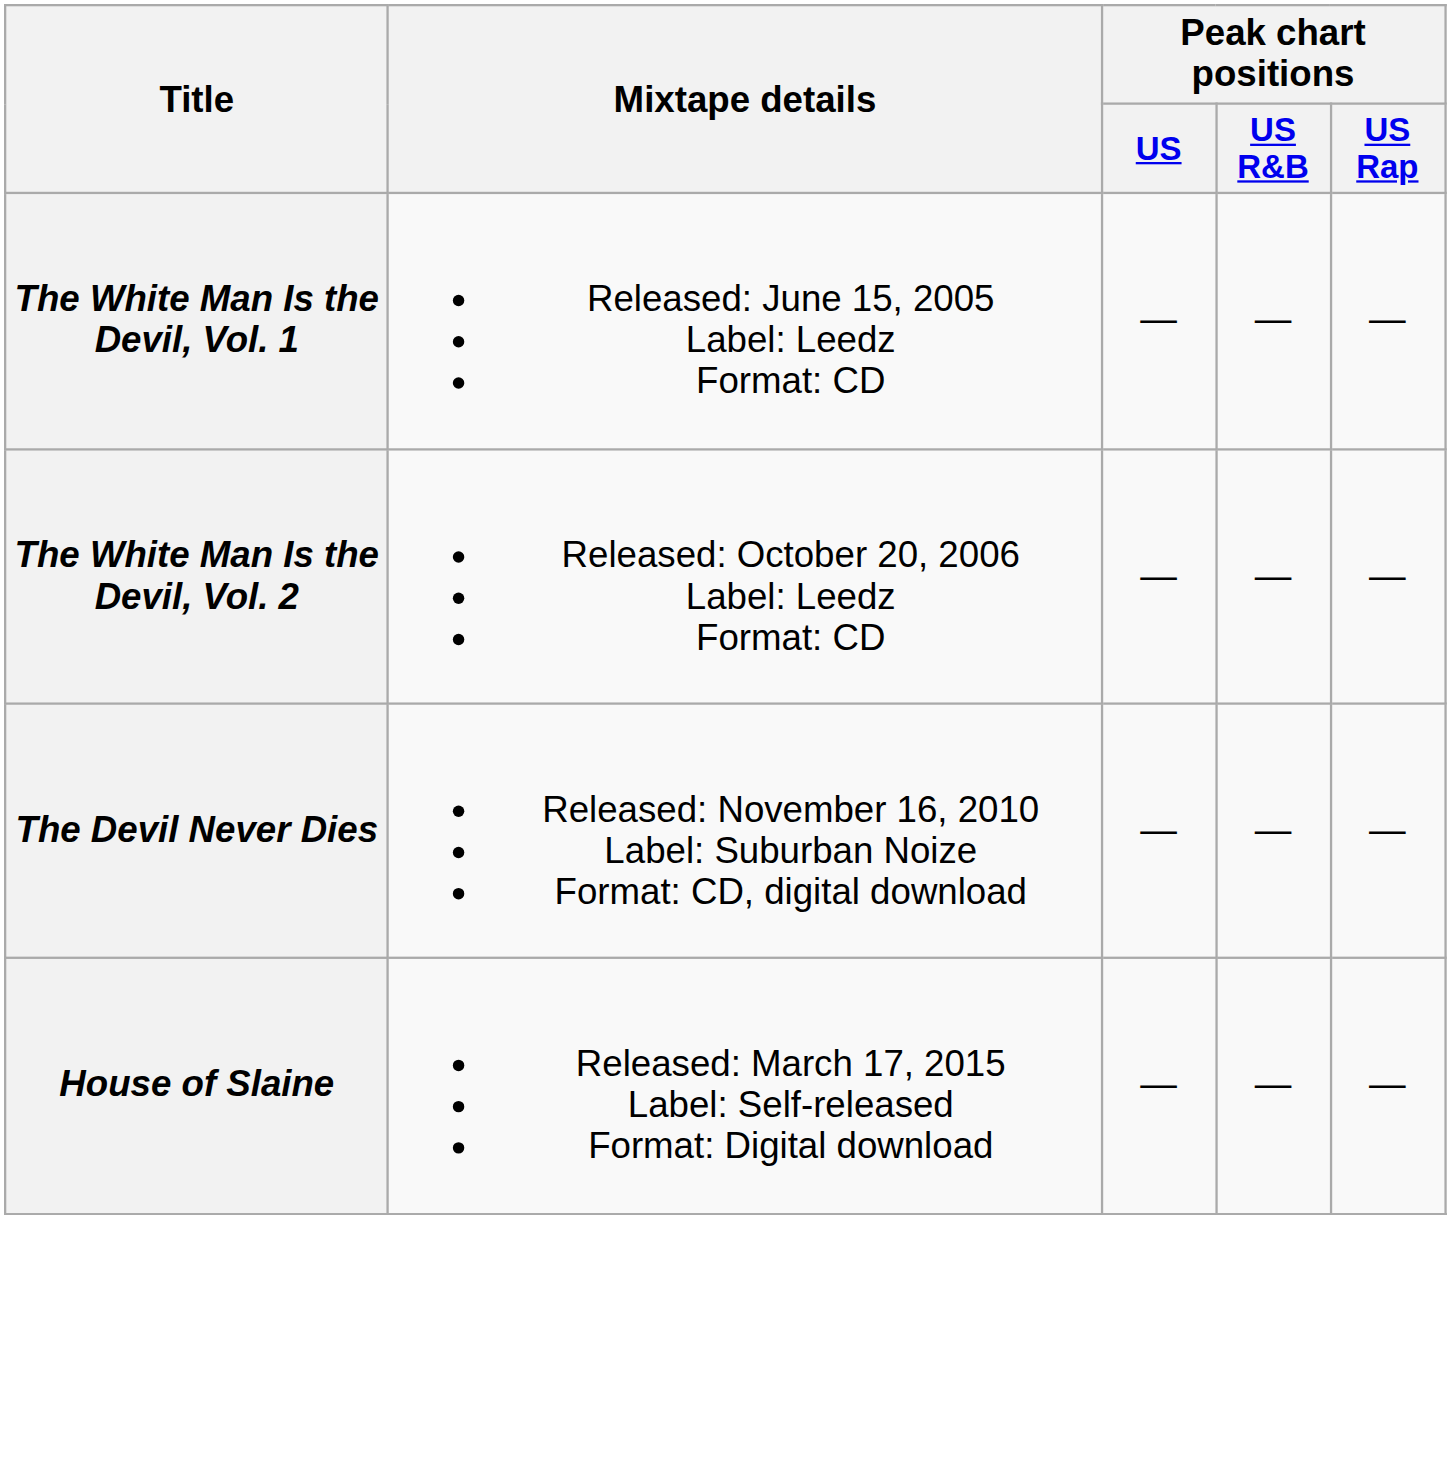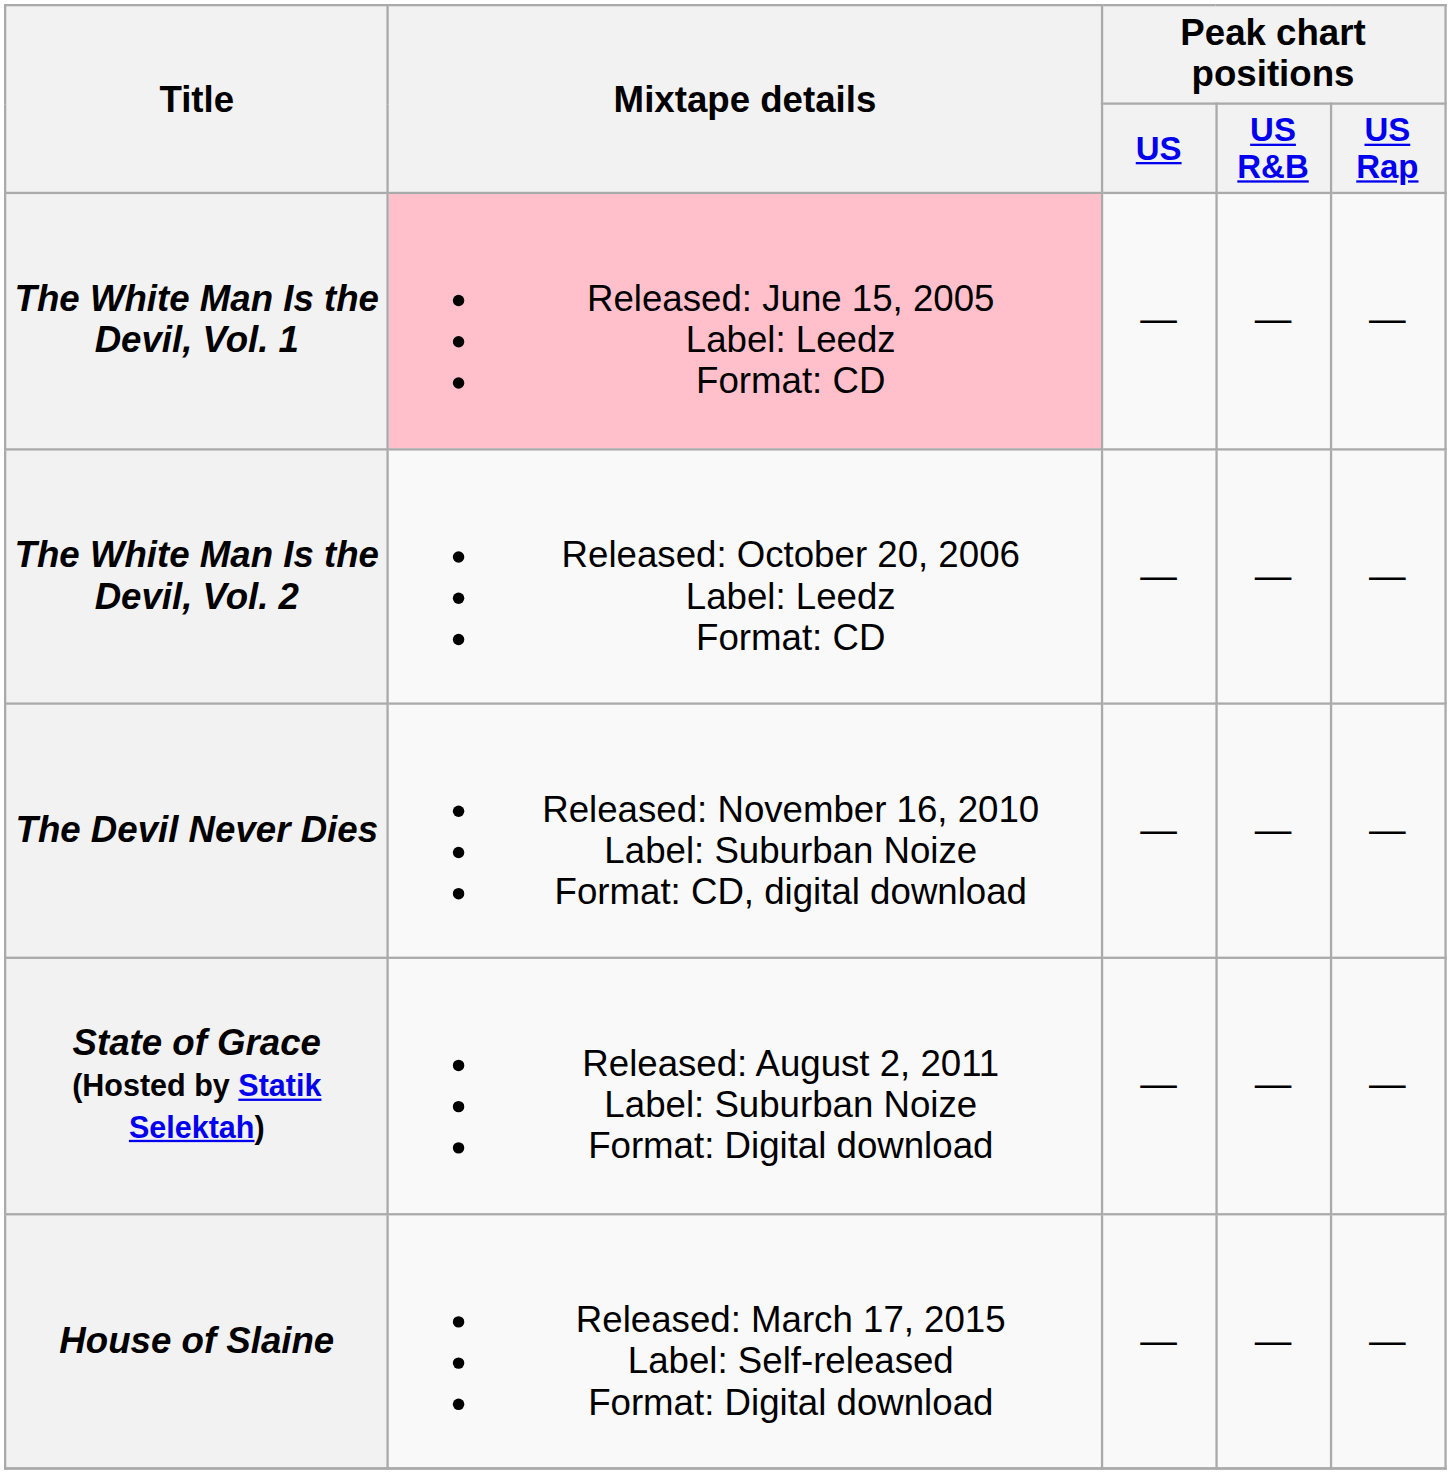(745, 341) no background -> (745, 341) pink background
+ row: (197, 1085)
